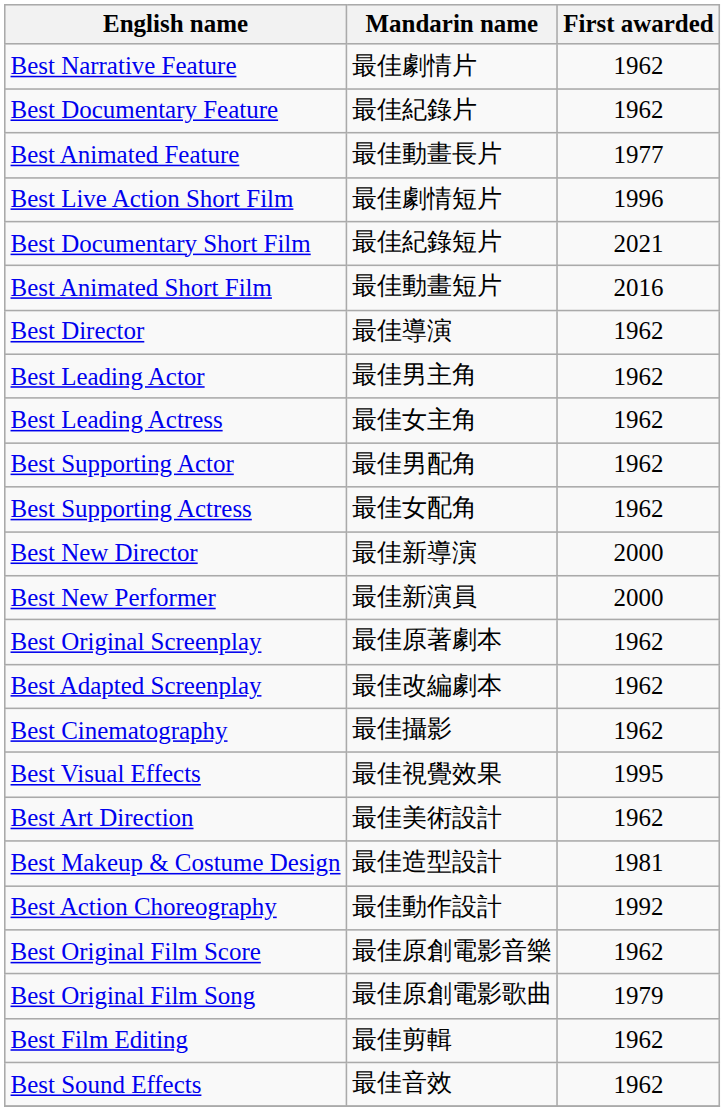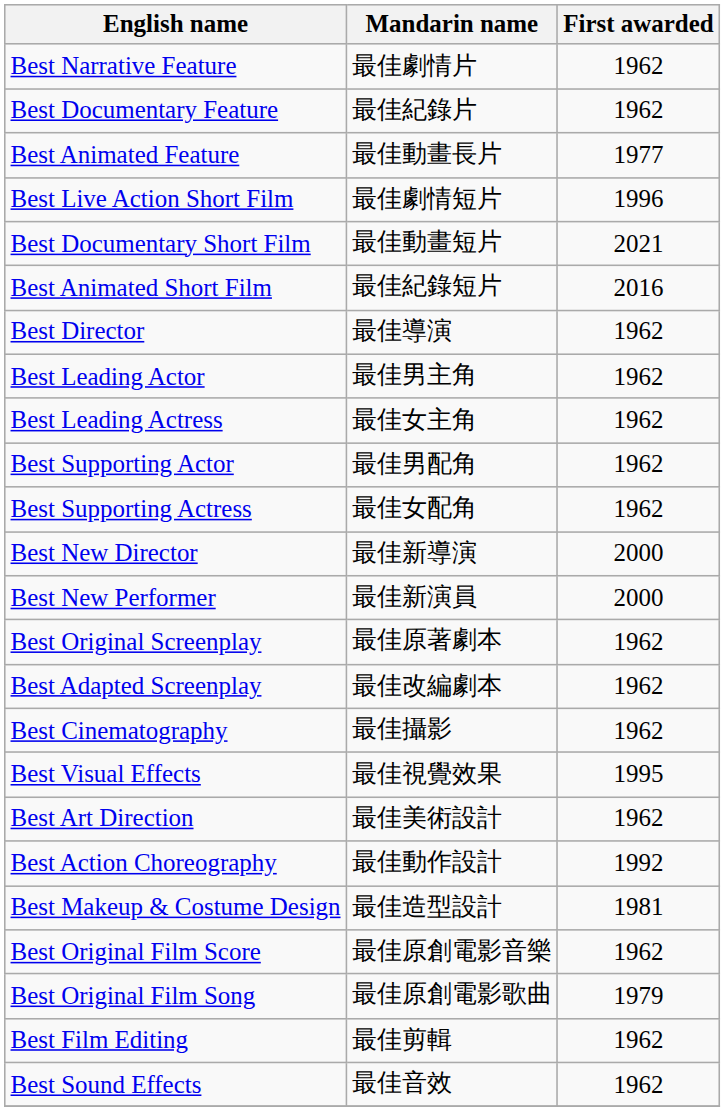(427, 242) 最佳紀錄短片 -> (427, 242) 最佳動畫短片
(427, 286) 最佳動畫短片 -> (427, 286) 最佳紀錄短片
rows swapped: (176, 862) <-> (144, 907)
